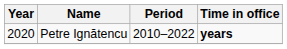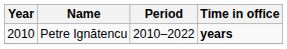(21, 33) 2020 -> (21, 33) 2010
